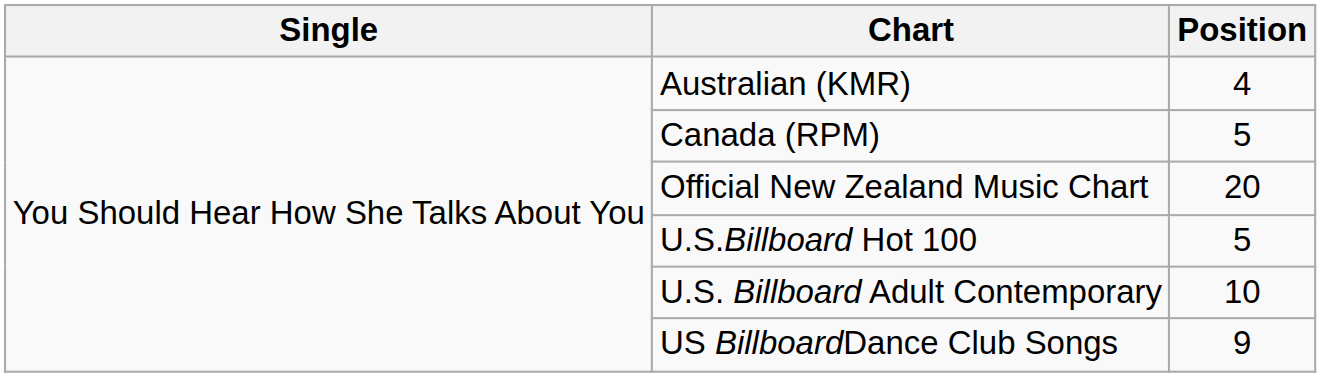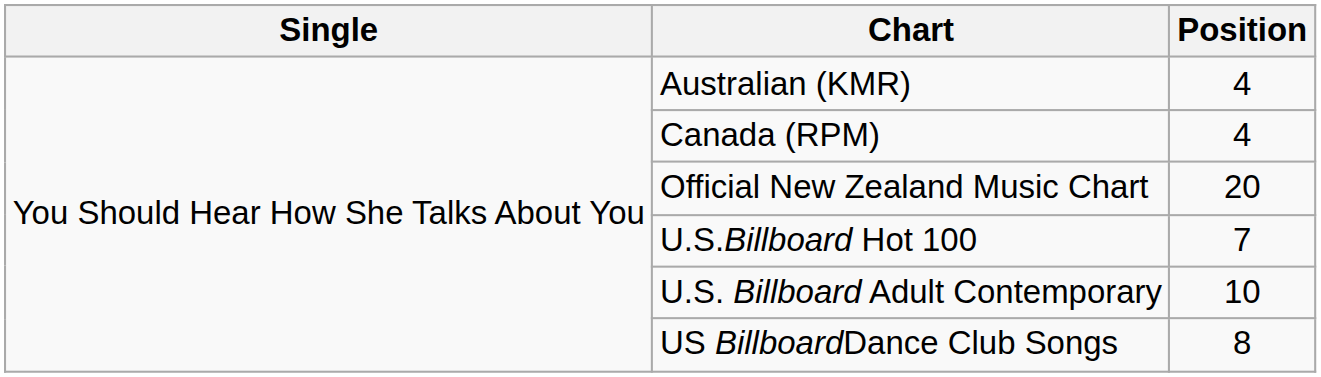(1242, 135) 5 -> (1242, 135) 4
(1242, 239) 5 -> (1242, 239) 7
(1242, 344) 9 -> (1242, 344) 8
